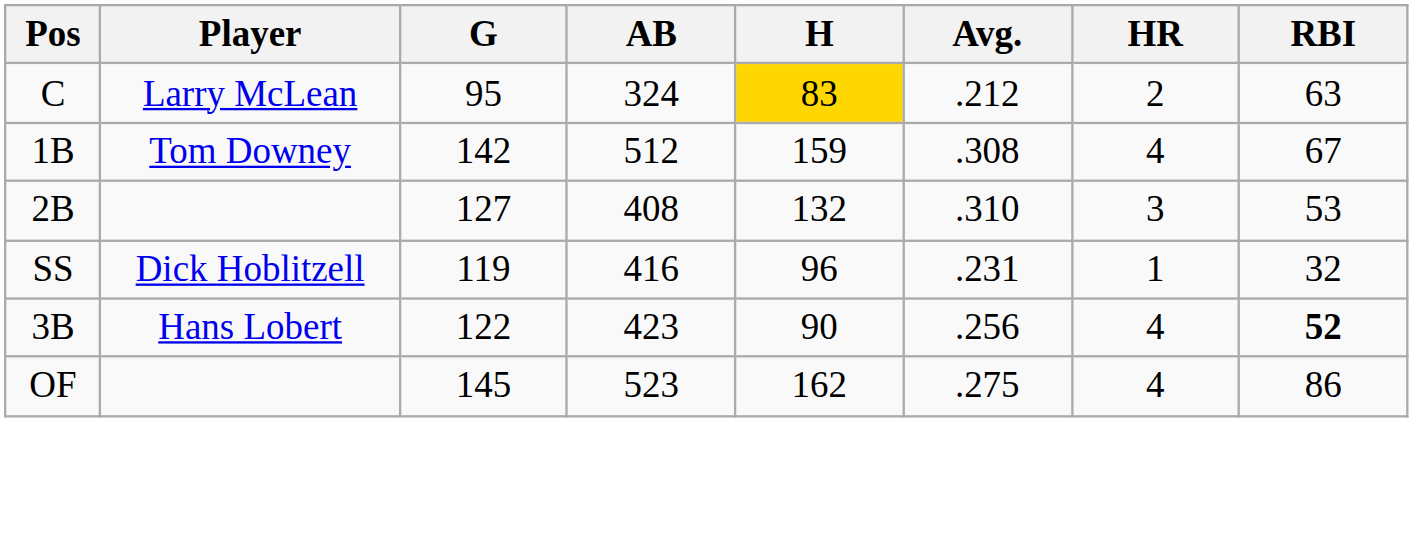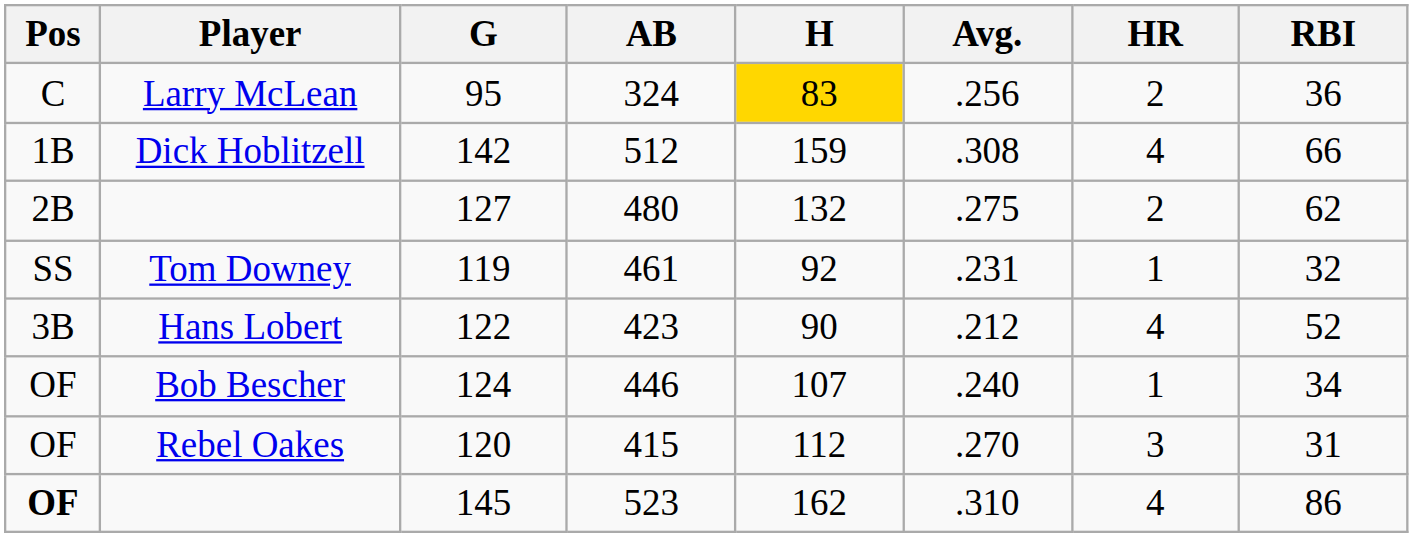(987, 92) .212 -> (987, 92) .256
(1323, 92) 63 -> (1323, 92) 36
(250, 151) Tom Downey -> (250, 151) Dick Hoblitzell
(1323, 151) 67 -> (1323, 151) 66
(651, 209) 408 -> (651, 209) 480
(987, 209) .310 -> (987, 209) .275
(1155, 209) 3 -> (1155, 209) 2
(1323, 209) 53 -> (1323, 209) 62
(250, 268) Dick Hoblitzell -> (250, 268) Tom Downey
(651, 268) 416 -> (651, 268) 461
(819, 268) 96 -> (819, 268) 92
(987, 326) .256 -> (987, 326) .212
(1323, 326) bold -> (1323, 326) normal
+ row: (483, 385)
+ row: (483, 444)
(53, 385) normal -> (53, 502) bold
(987, 385) .275 -> (987, 502) .310
